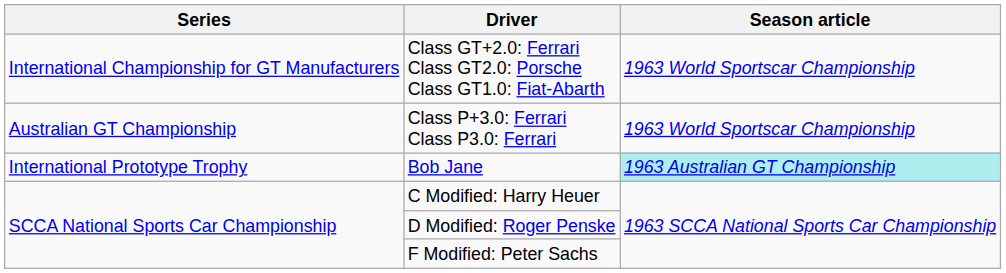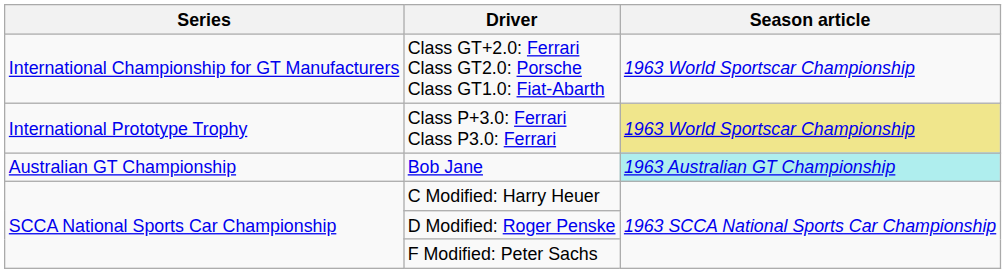(122, 128) Australian GT Championship -> (128, 128) International Prototype Trophy
(769, 128) no background -> (769, 128) khaki background
(128, 167) International Prototype Trophy -> (122, 167) Australian GT Championship
